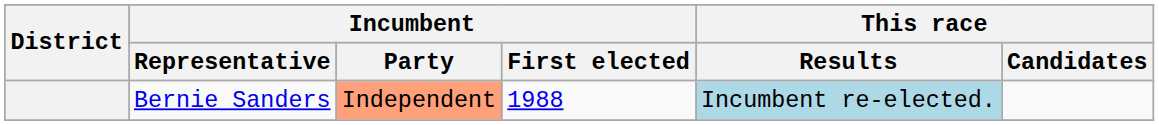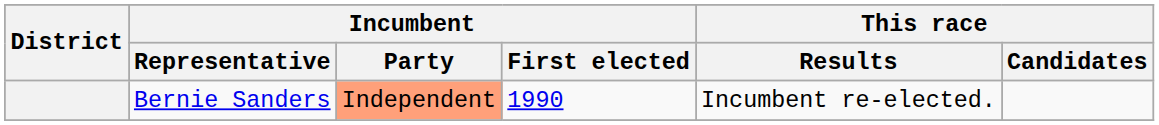(535, 100) 1988 -> (535, 100) 1990
(848, 100) lightblue background -> (848, 100) no background
